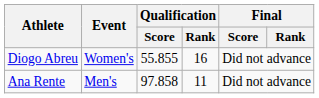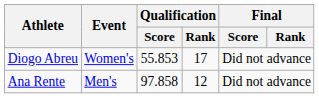(159, 59) 55.855 -> (159, 59) 55.853
(201, 59) 16 -> (201, 59) 17
(201, 81) 11 -> (201, 81) 12
